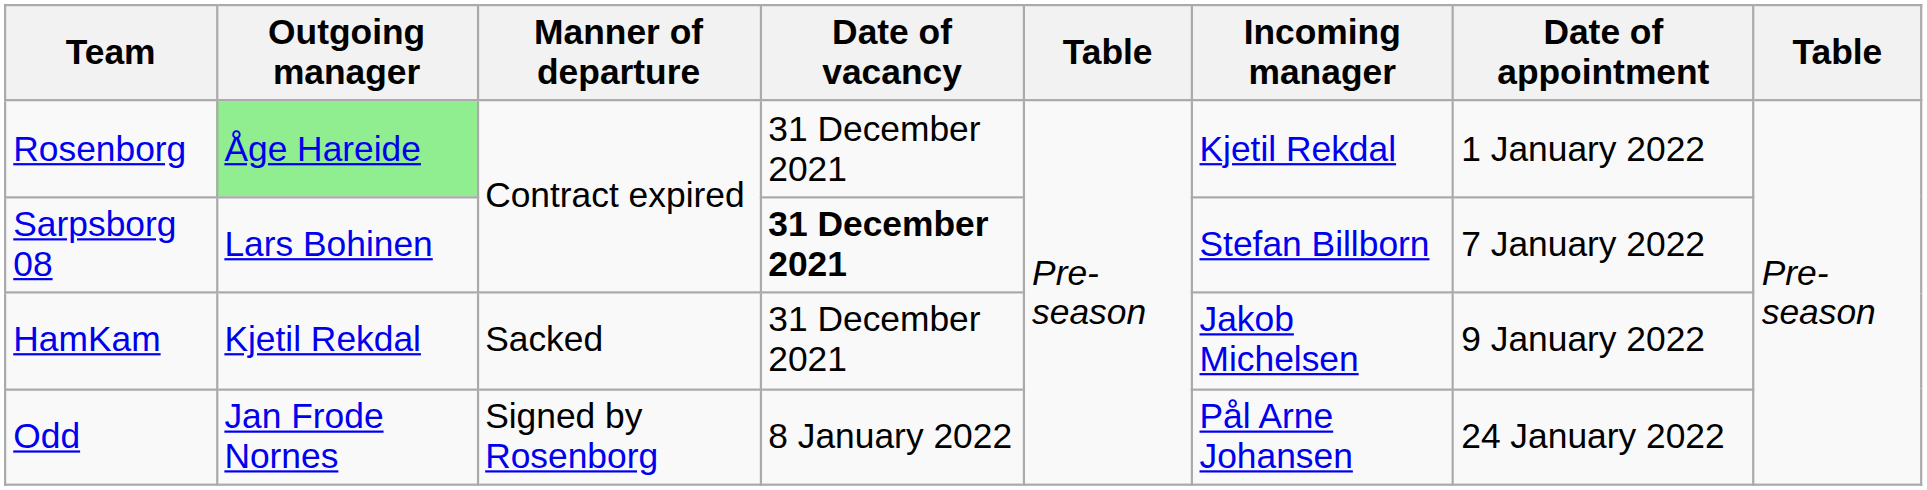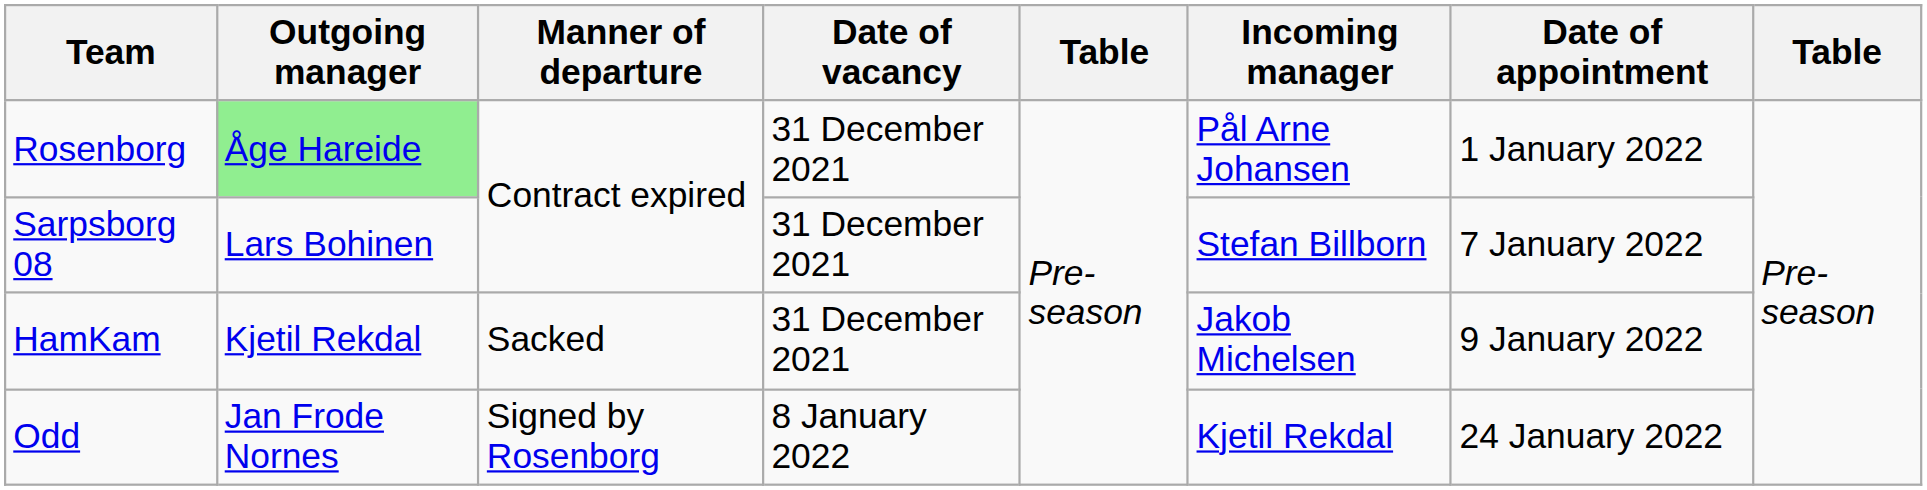(1298, 148) Kjetil Rekdal -> (1273, 148) Pål Arne Johansen
(878, 244) bold -> (878, 244) normal
(1276, 435) Pål Arne Johansen -> (1295, 435) Kjetil Rekdal
